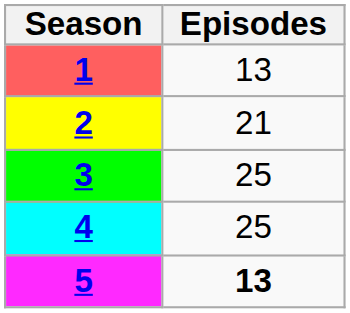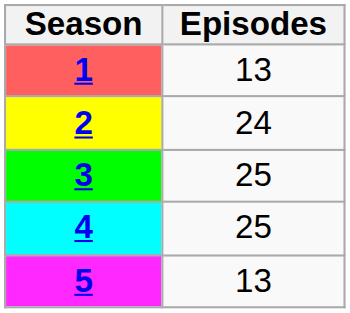(253, 122) 21 -> (253, 122) 24
(253, 280) bold -> (253, 280) normal
